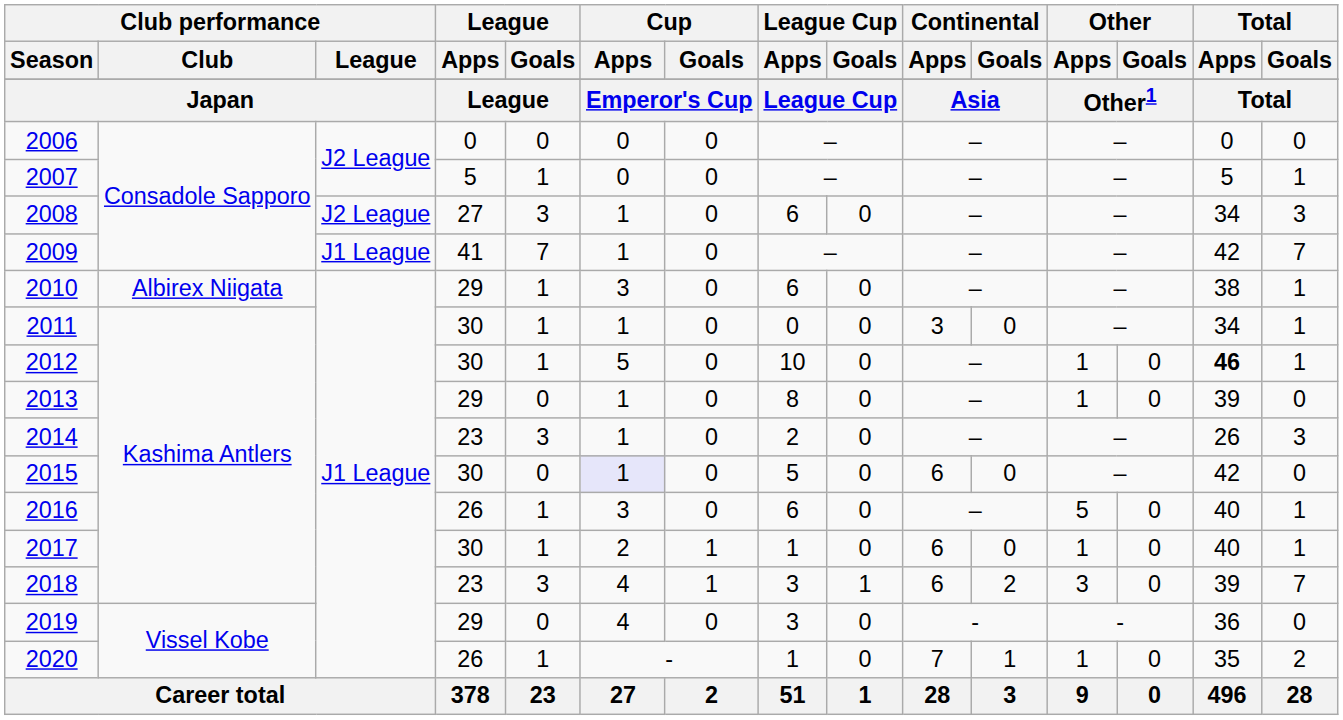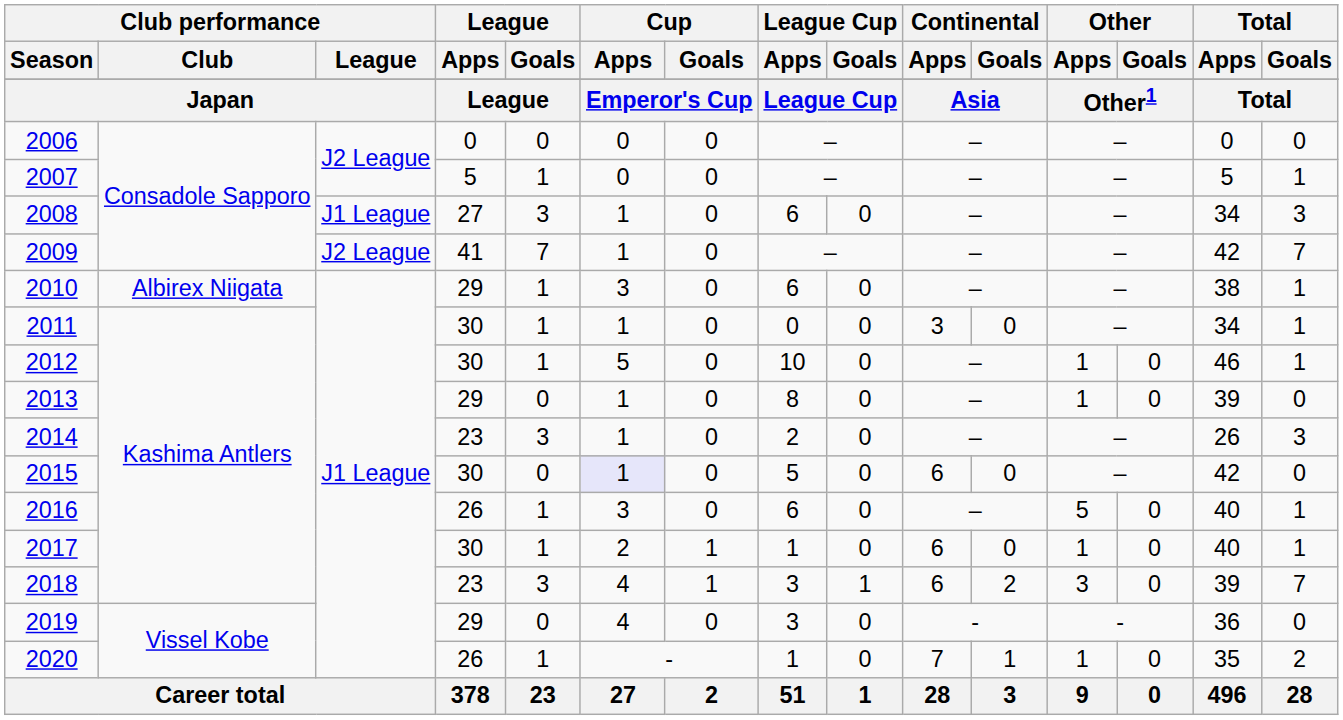(376, 214) J2 League -> (376, 214) J1 League
(376, 251) J1 League -> (376, 251) J2 League
(1227, 362) bold -> (1227, 362) normal
